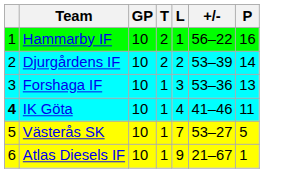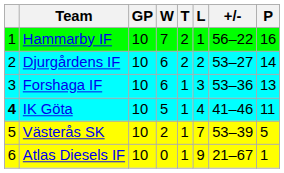+ column: (167, 16)
(212, 62) 53–39 -> (233, 62) 53–27
(212, 132) 53–27 -> (233, 132) 53–39
